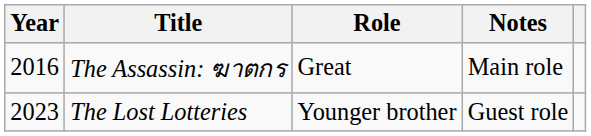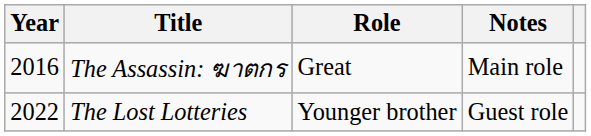(35, 111) 2023 -> (35, 111) 2022
